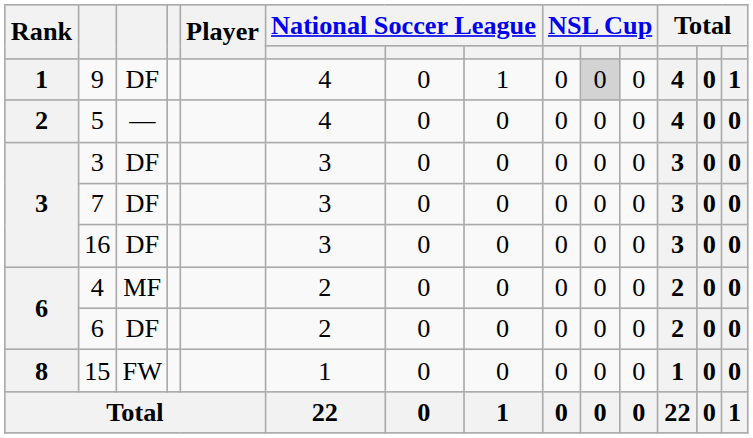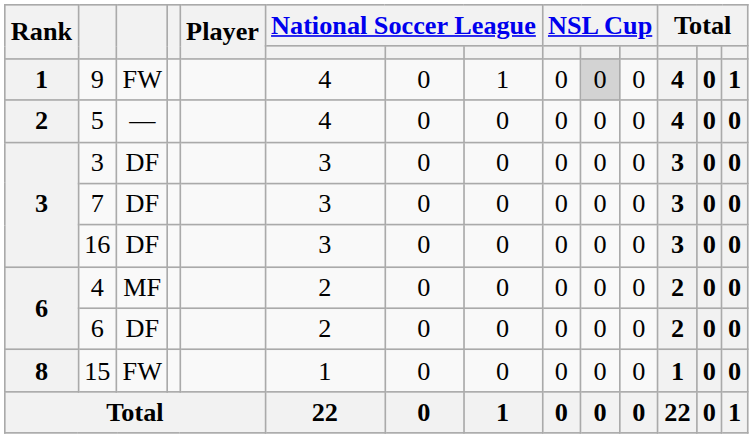(142, 79) DF -> (142, 79) FW
